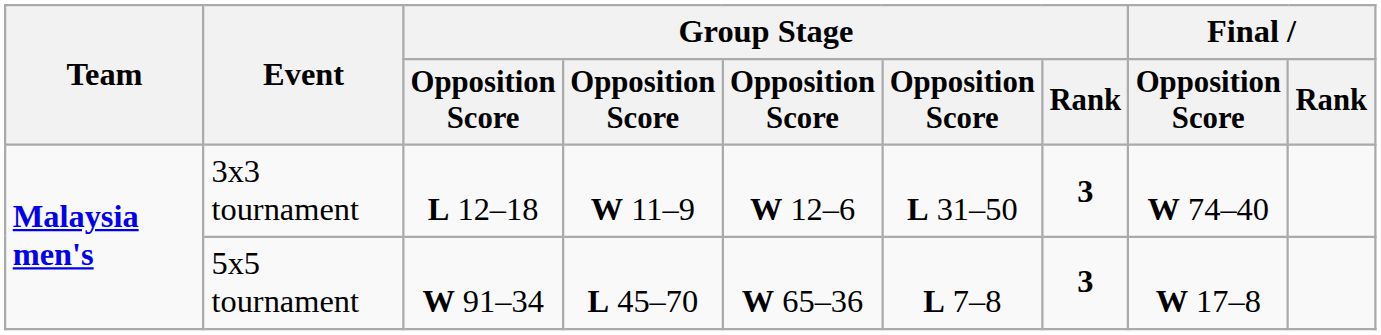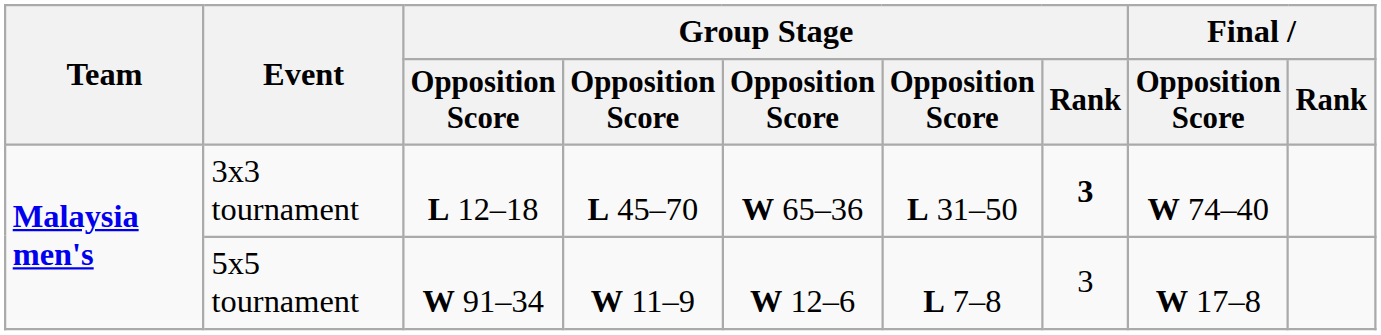(643, 209) W 11–9 -> (643, 209) L 45–70
(803, 209) W 12–6 -> (803, 209) W 65–36
(643, 301) L 45–70 -> (643, 301) W 11–9
(803, 301) W 65–36 -> (803, 301) W 12–6
(1085, 282) bold -> (1085, 282) normal
